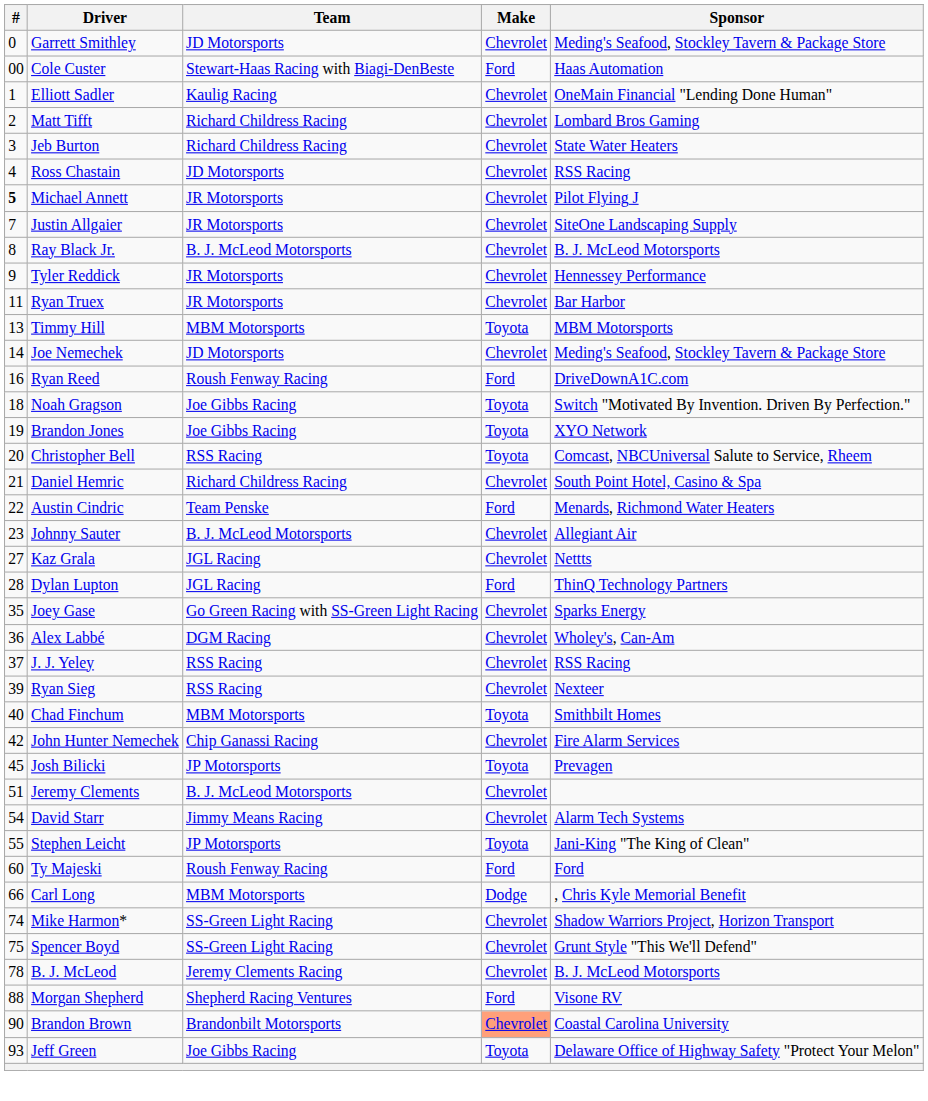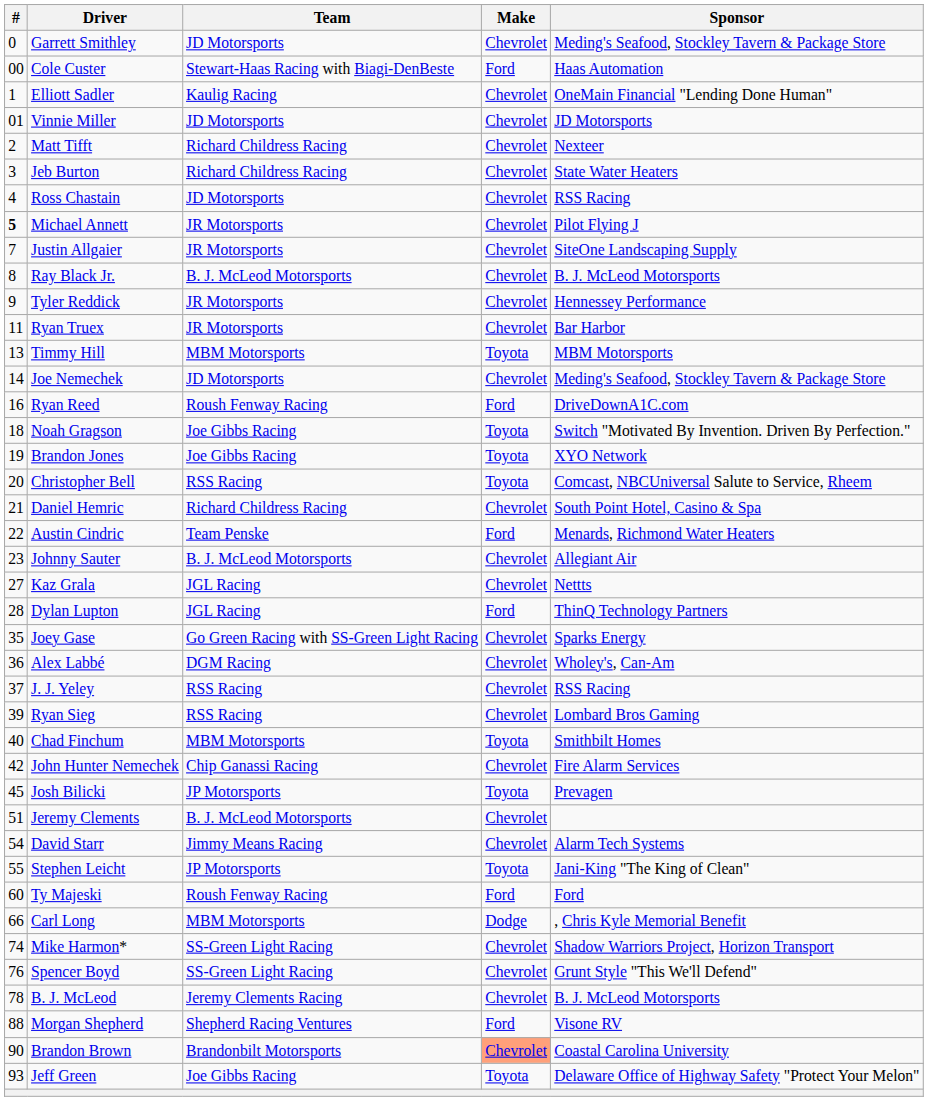+ row: (73, 120)
(627, 120) Lombard Bros Gaming -> (579, 146) Nexteer
(579, 688) Nexteer -> (627, 714) Lombard Bros Gaming
(16, 946) 75 -> (16, 972) 76
